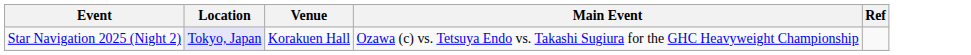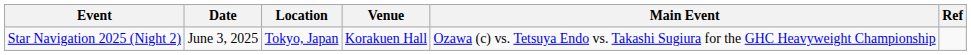+ column: (223, 15)
(225, 38) lavender background -> (302, 38) no background
